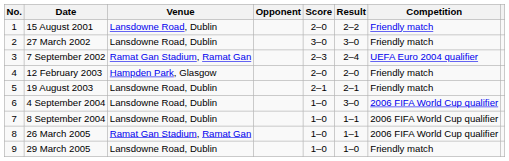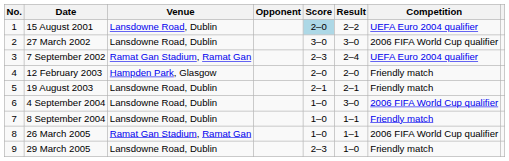(319, 27) no background -> (319, 27) lightblue background
(402, 27) Friendly match -> (424, 27) UEFA Euro 2004 qualifier
(402, 42) Friendly match -> (434, 42) 2006 FIFA World Cup qualifier
(434, 118) 2006 FIFA World Cup qualifier -> (402, 118) Friendly match
(319, 149) 1–0 -> (319, 149) 2–3
